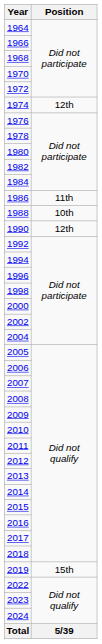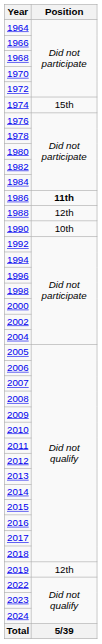(64, 105) 12th -> (64, 105) 15th
(64, 197) normal -> (64, 197) bold
(64, 213) 10th -> (64, 213) 12th
(64, 228) 12th -> (64, 228) 10th
(64, 569) 15th -> (64, 569) 12th
